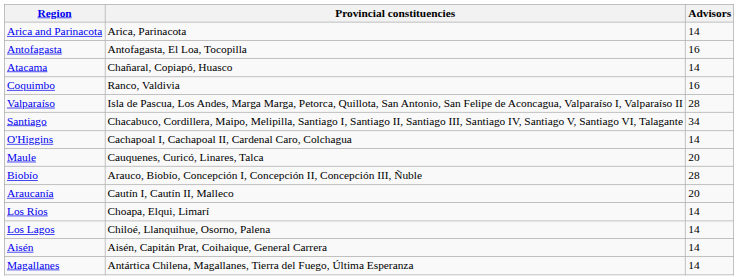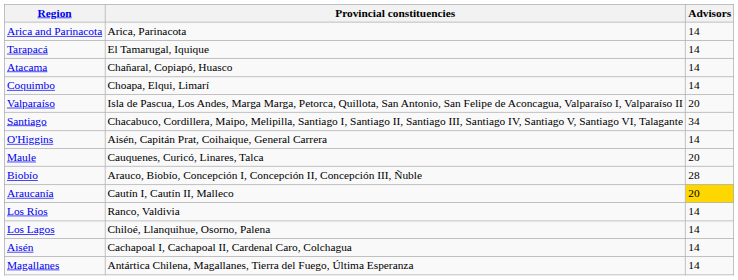+ row: (27, 49)
- row: (34, 49)
(144, 85) Ranco, Valdivia -> (158, 85) Choapa, Elqui, Limarí
(694, 85) 16 -> (694, 85) 14
(694, 103) 28 -> (694, 103) 20
(230, 139) Cachapoal I, Cachapoal II, Cardenal Caro, Colchagua -> (217, 139) Aisén, Capitán Prat, Coihaique, General Carrera
(694, 193) no background -> (694, 193) gold background
(158, 211) Choapa, Elqui, Limarí -> (144, 211) Ranco, Valdivia
(217, 247) Aisén, Capitán Prat, Coihaique, General Carrera -> (230, 247) Cachapoal I, Cachapoal II, Cardenal Caro, Colchagua
